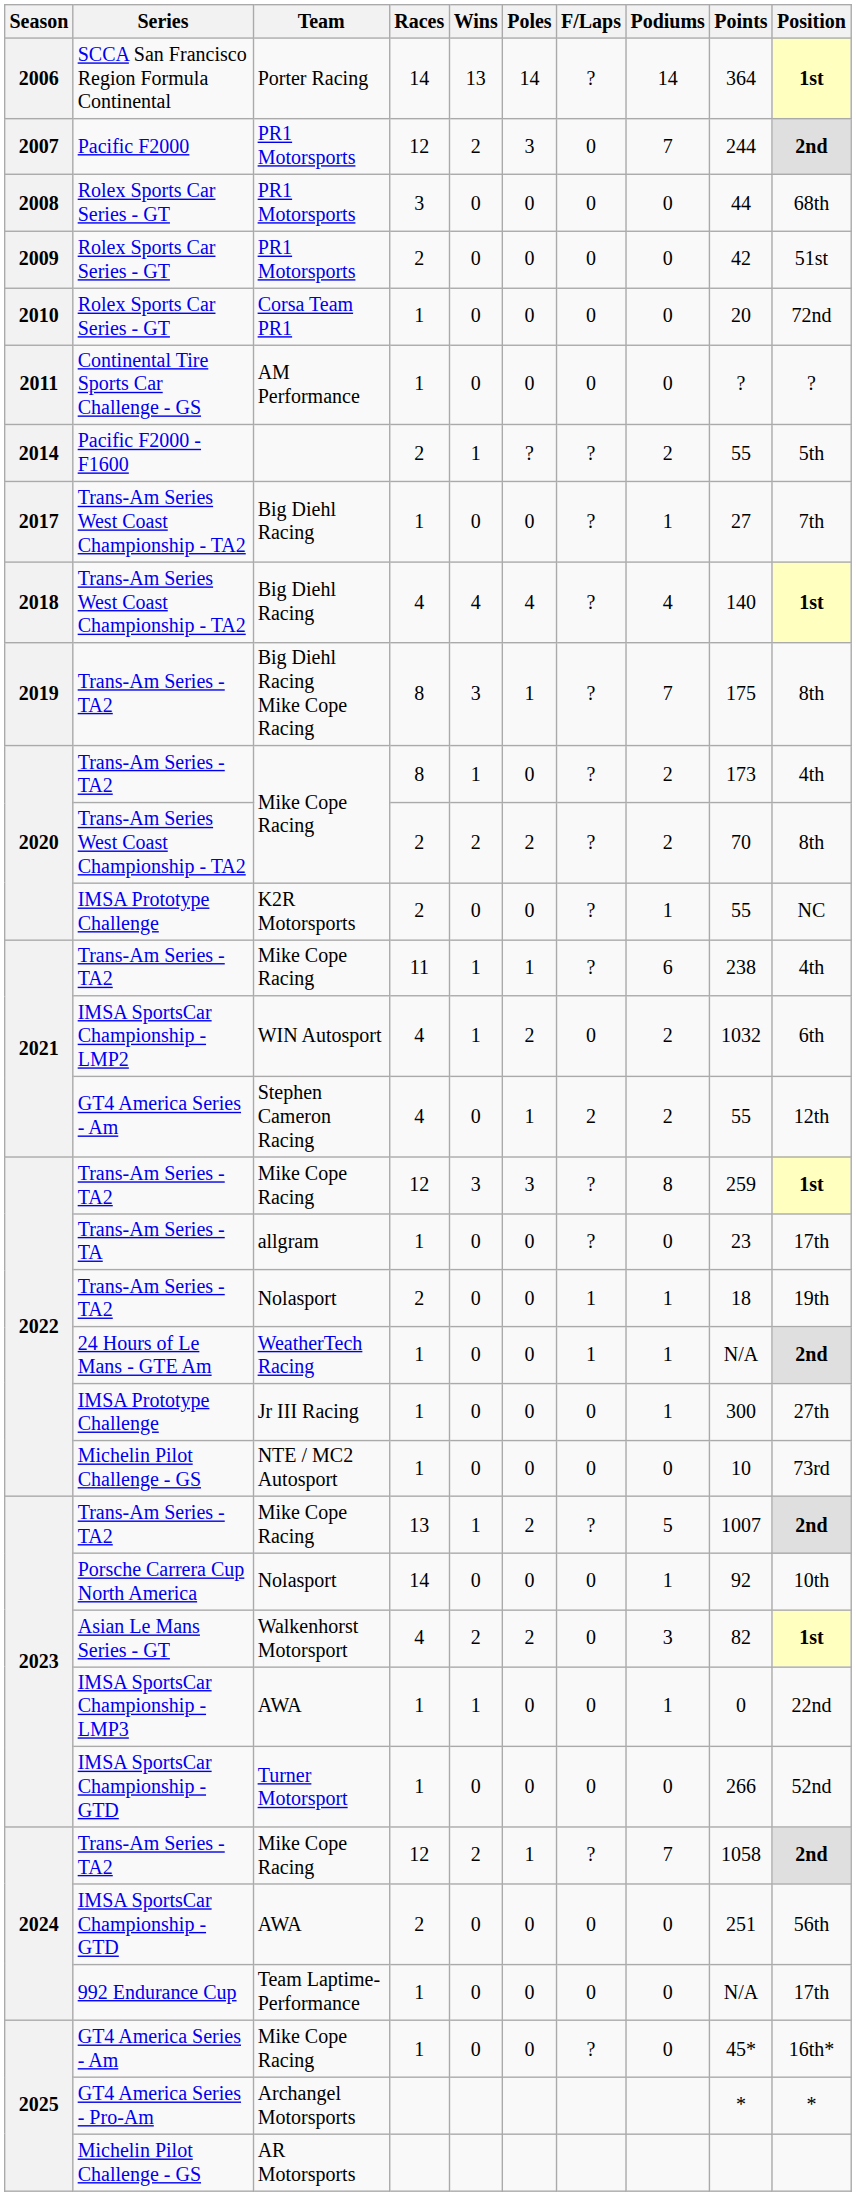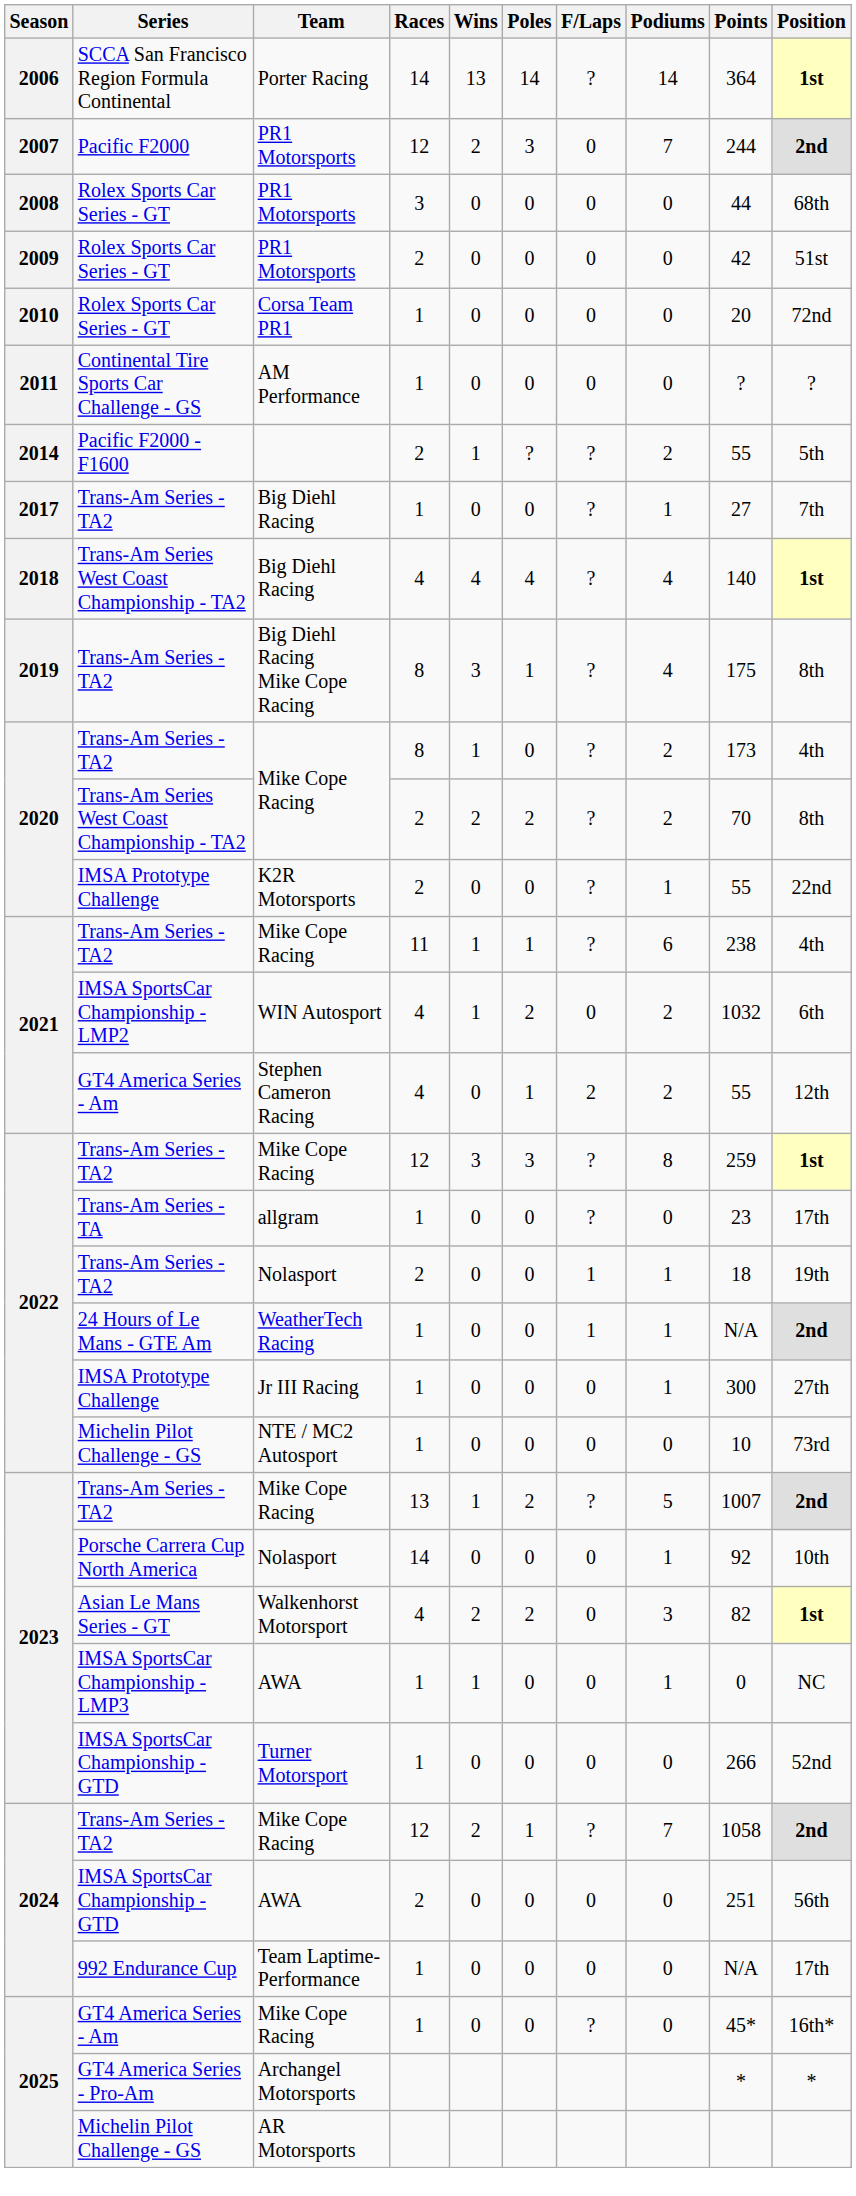(162, 521) Trans-Am Series West Coast Championship - TA2 -> (151, 509) Trans-Am Series - TA2
(668, 694) 7 -> (668, 670) 4
(812, 911) NC -> (812, 887) 22nd
(812, 1706) 22nd -> (812, 1683) NC
